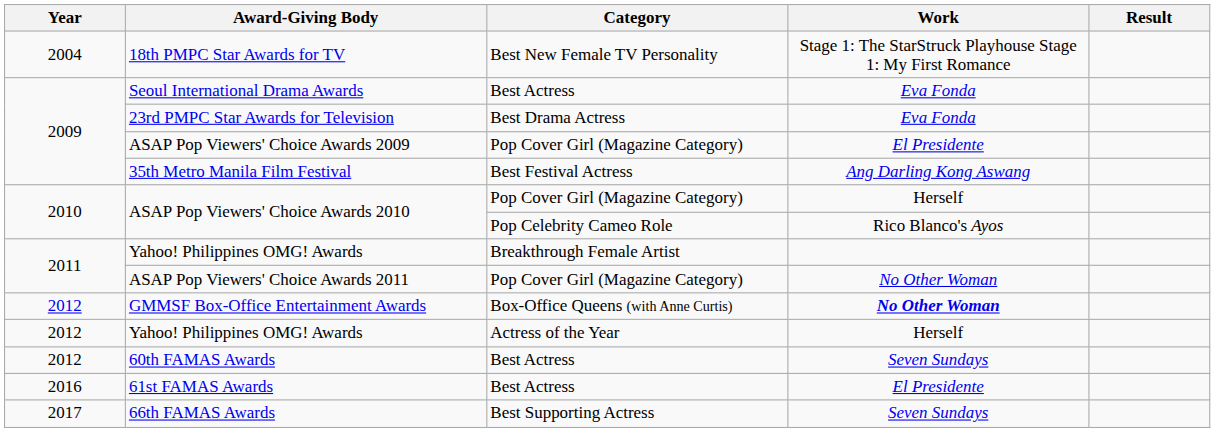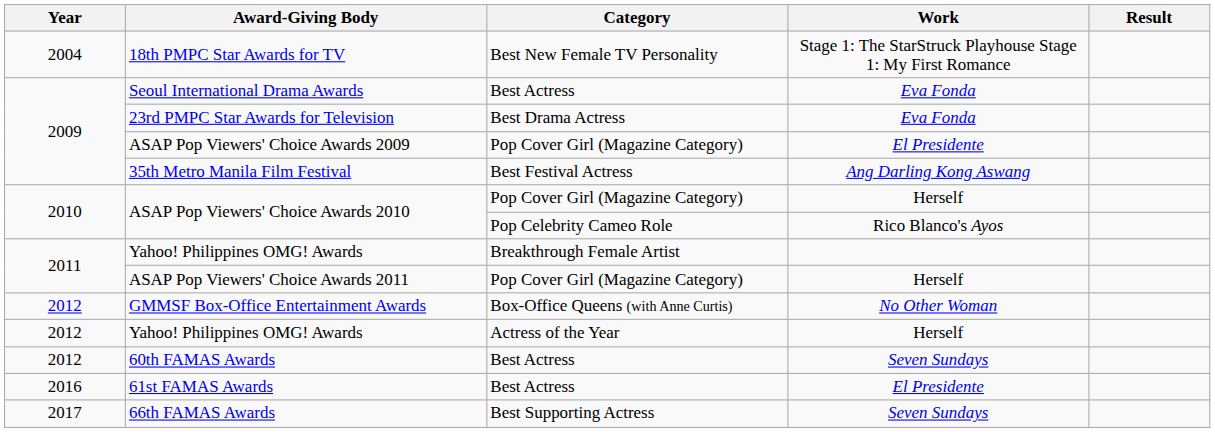(938, 279) No Other Woman -> (938, 279) Herself
(938, 306) bold -> (938, 306) normal
